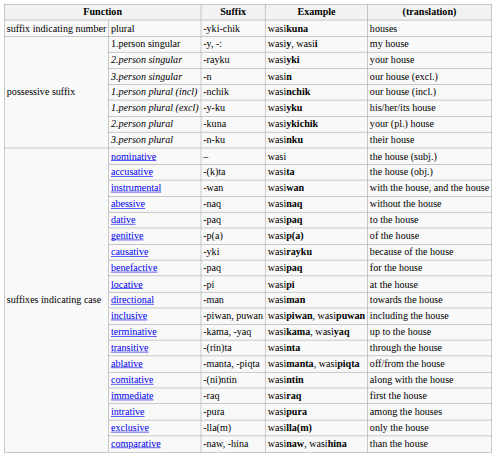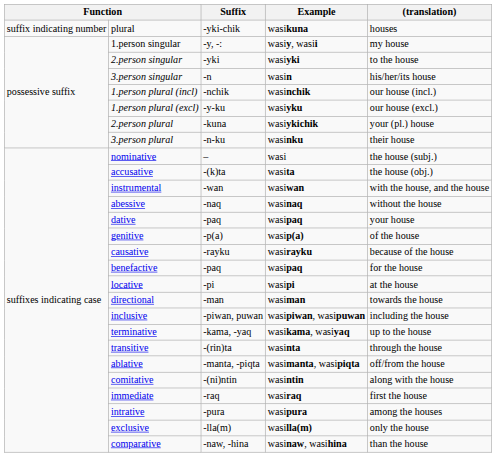(216, 60) -rayku -> (211, 60) -yki
(392, 60) your house -> (394, 60) to the house
(404, 76) our house (excl.) -> (403, 76) his/her/its house
(403, 108) his/her/its house -> (404, 108) our house (excl.)
(394, 220) to the house -> (392, 220) your house
(211, 252) -yki -> (216, 252) -rayku
